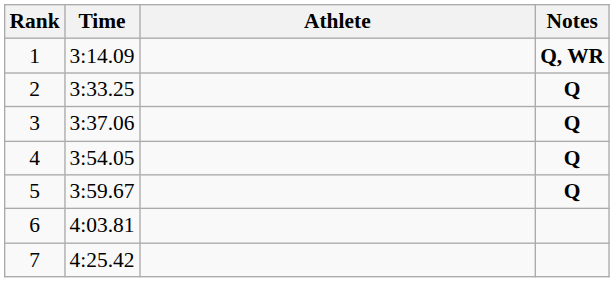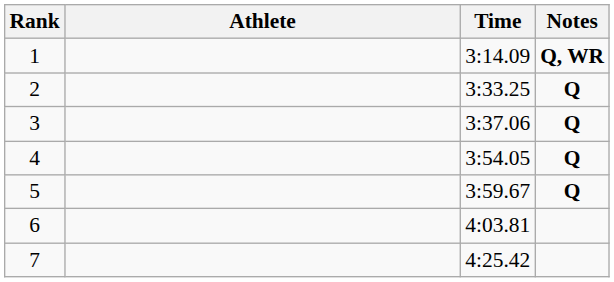columns swapped: (337, 21) <-> (102, 21)
